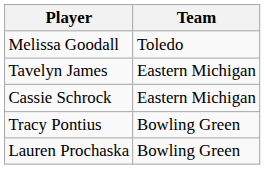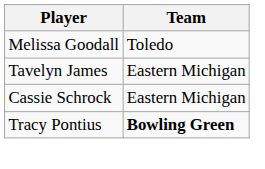(189, 124) normal -> (180, 124) bold
- row: (69, 151)
